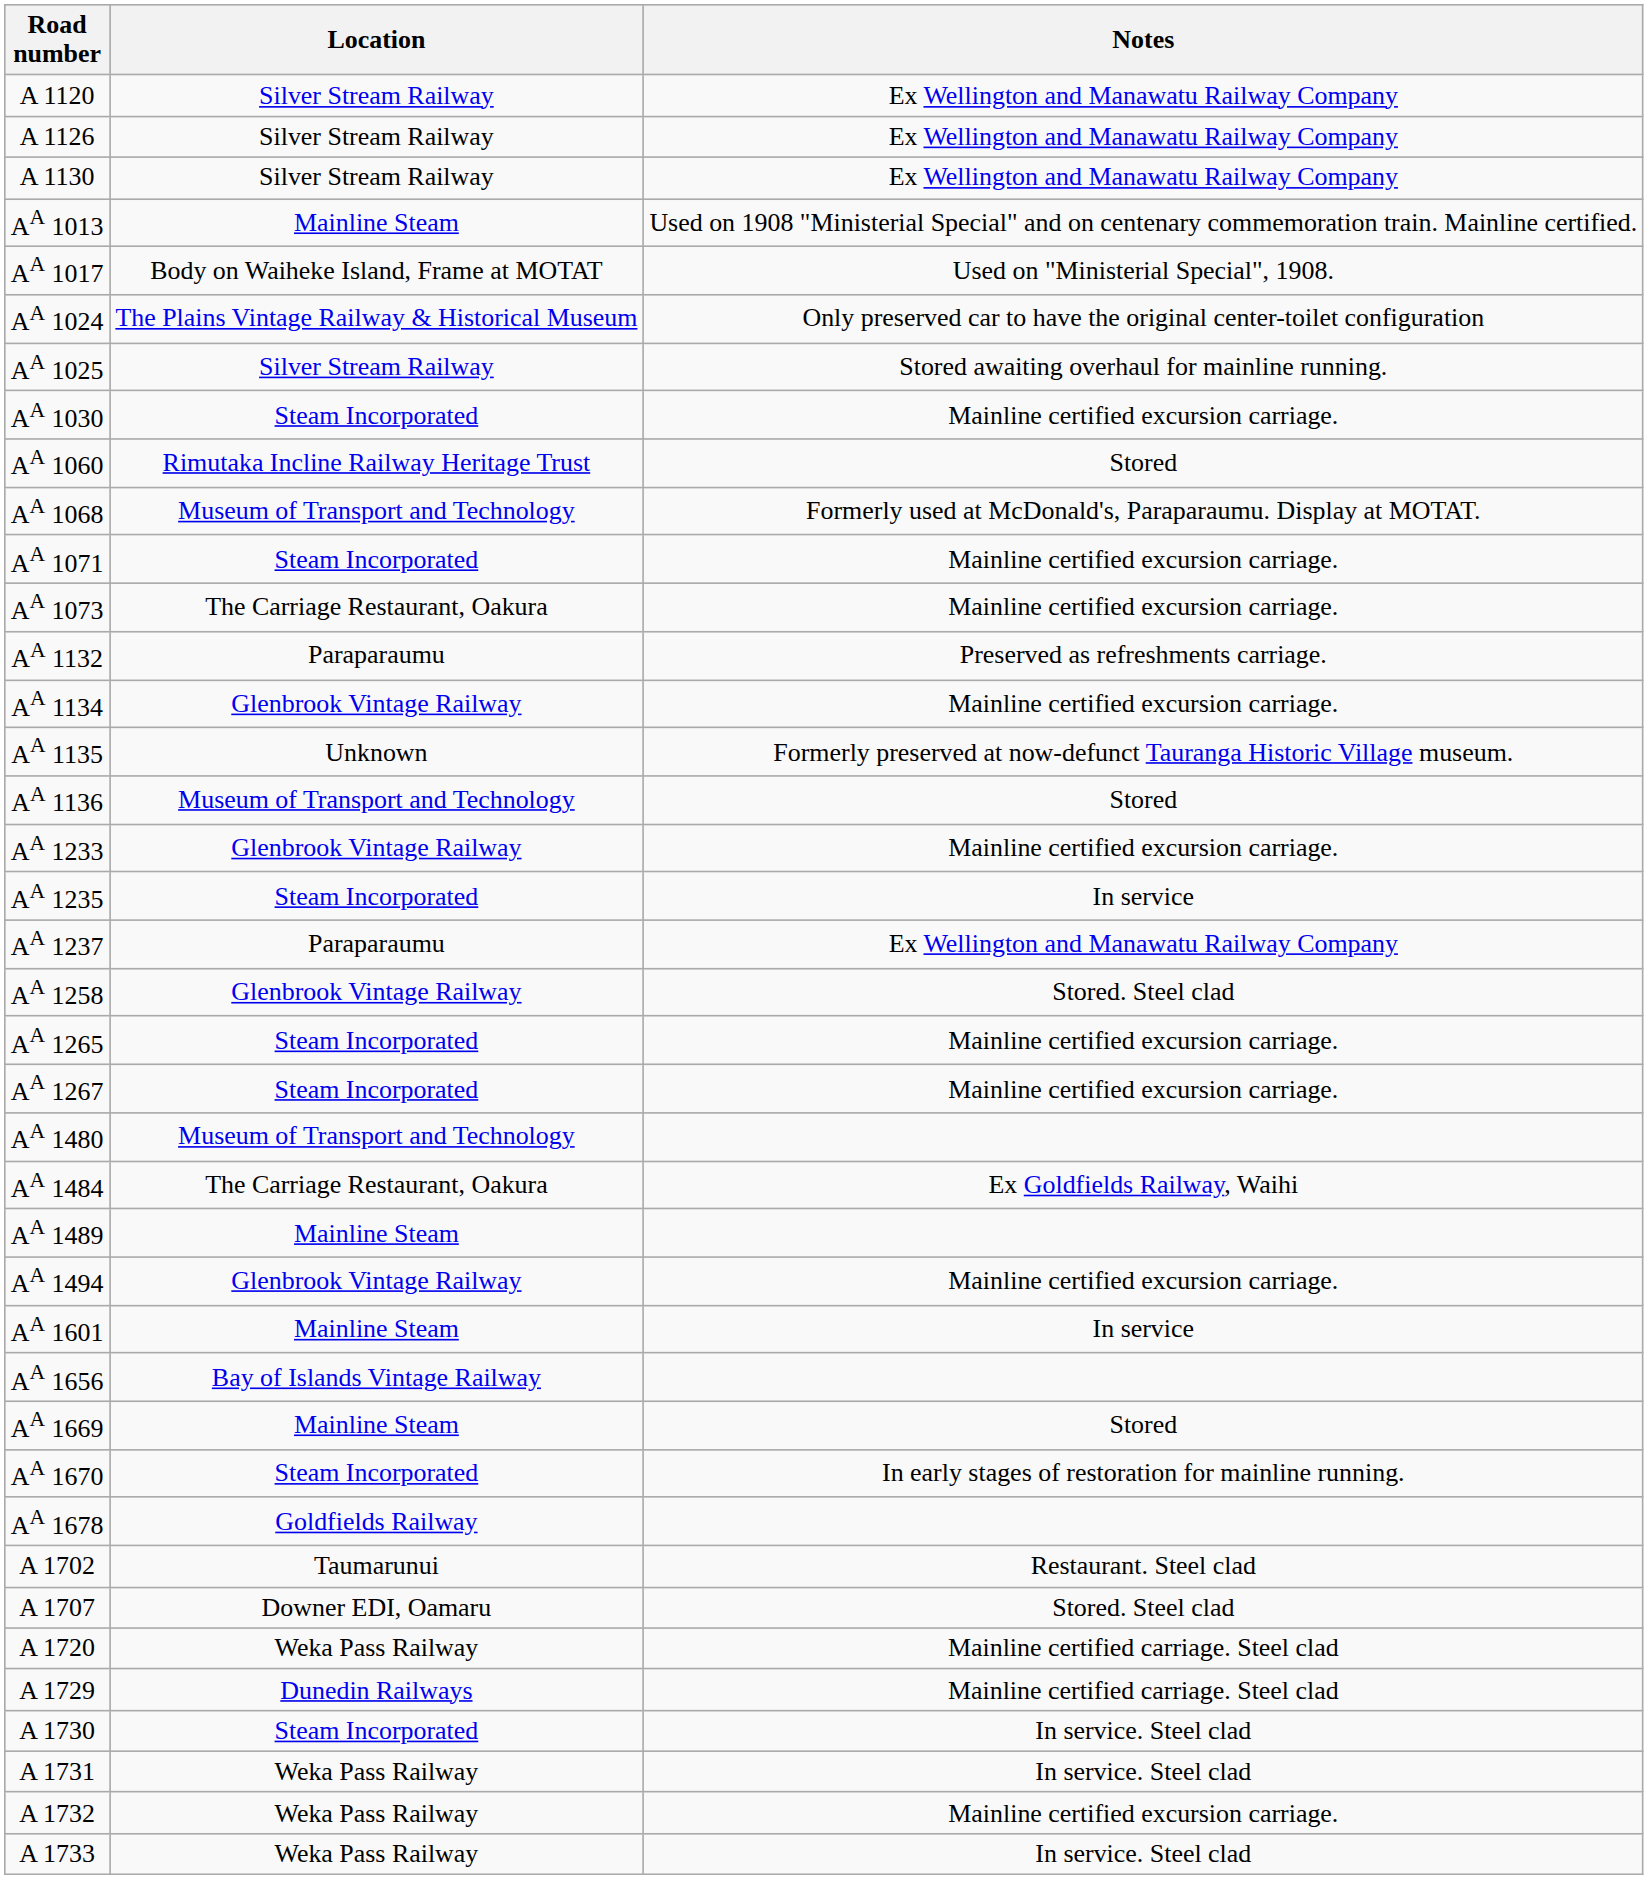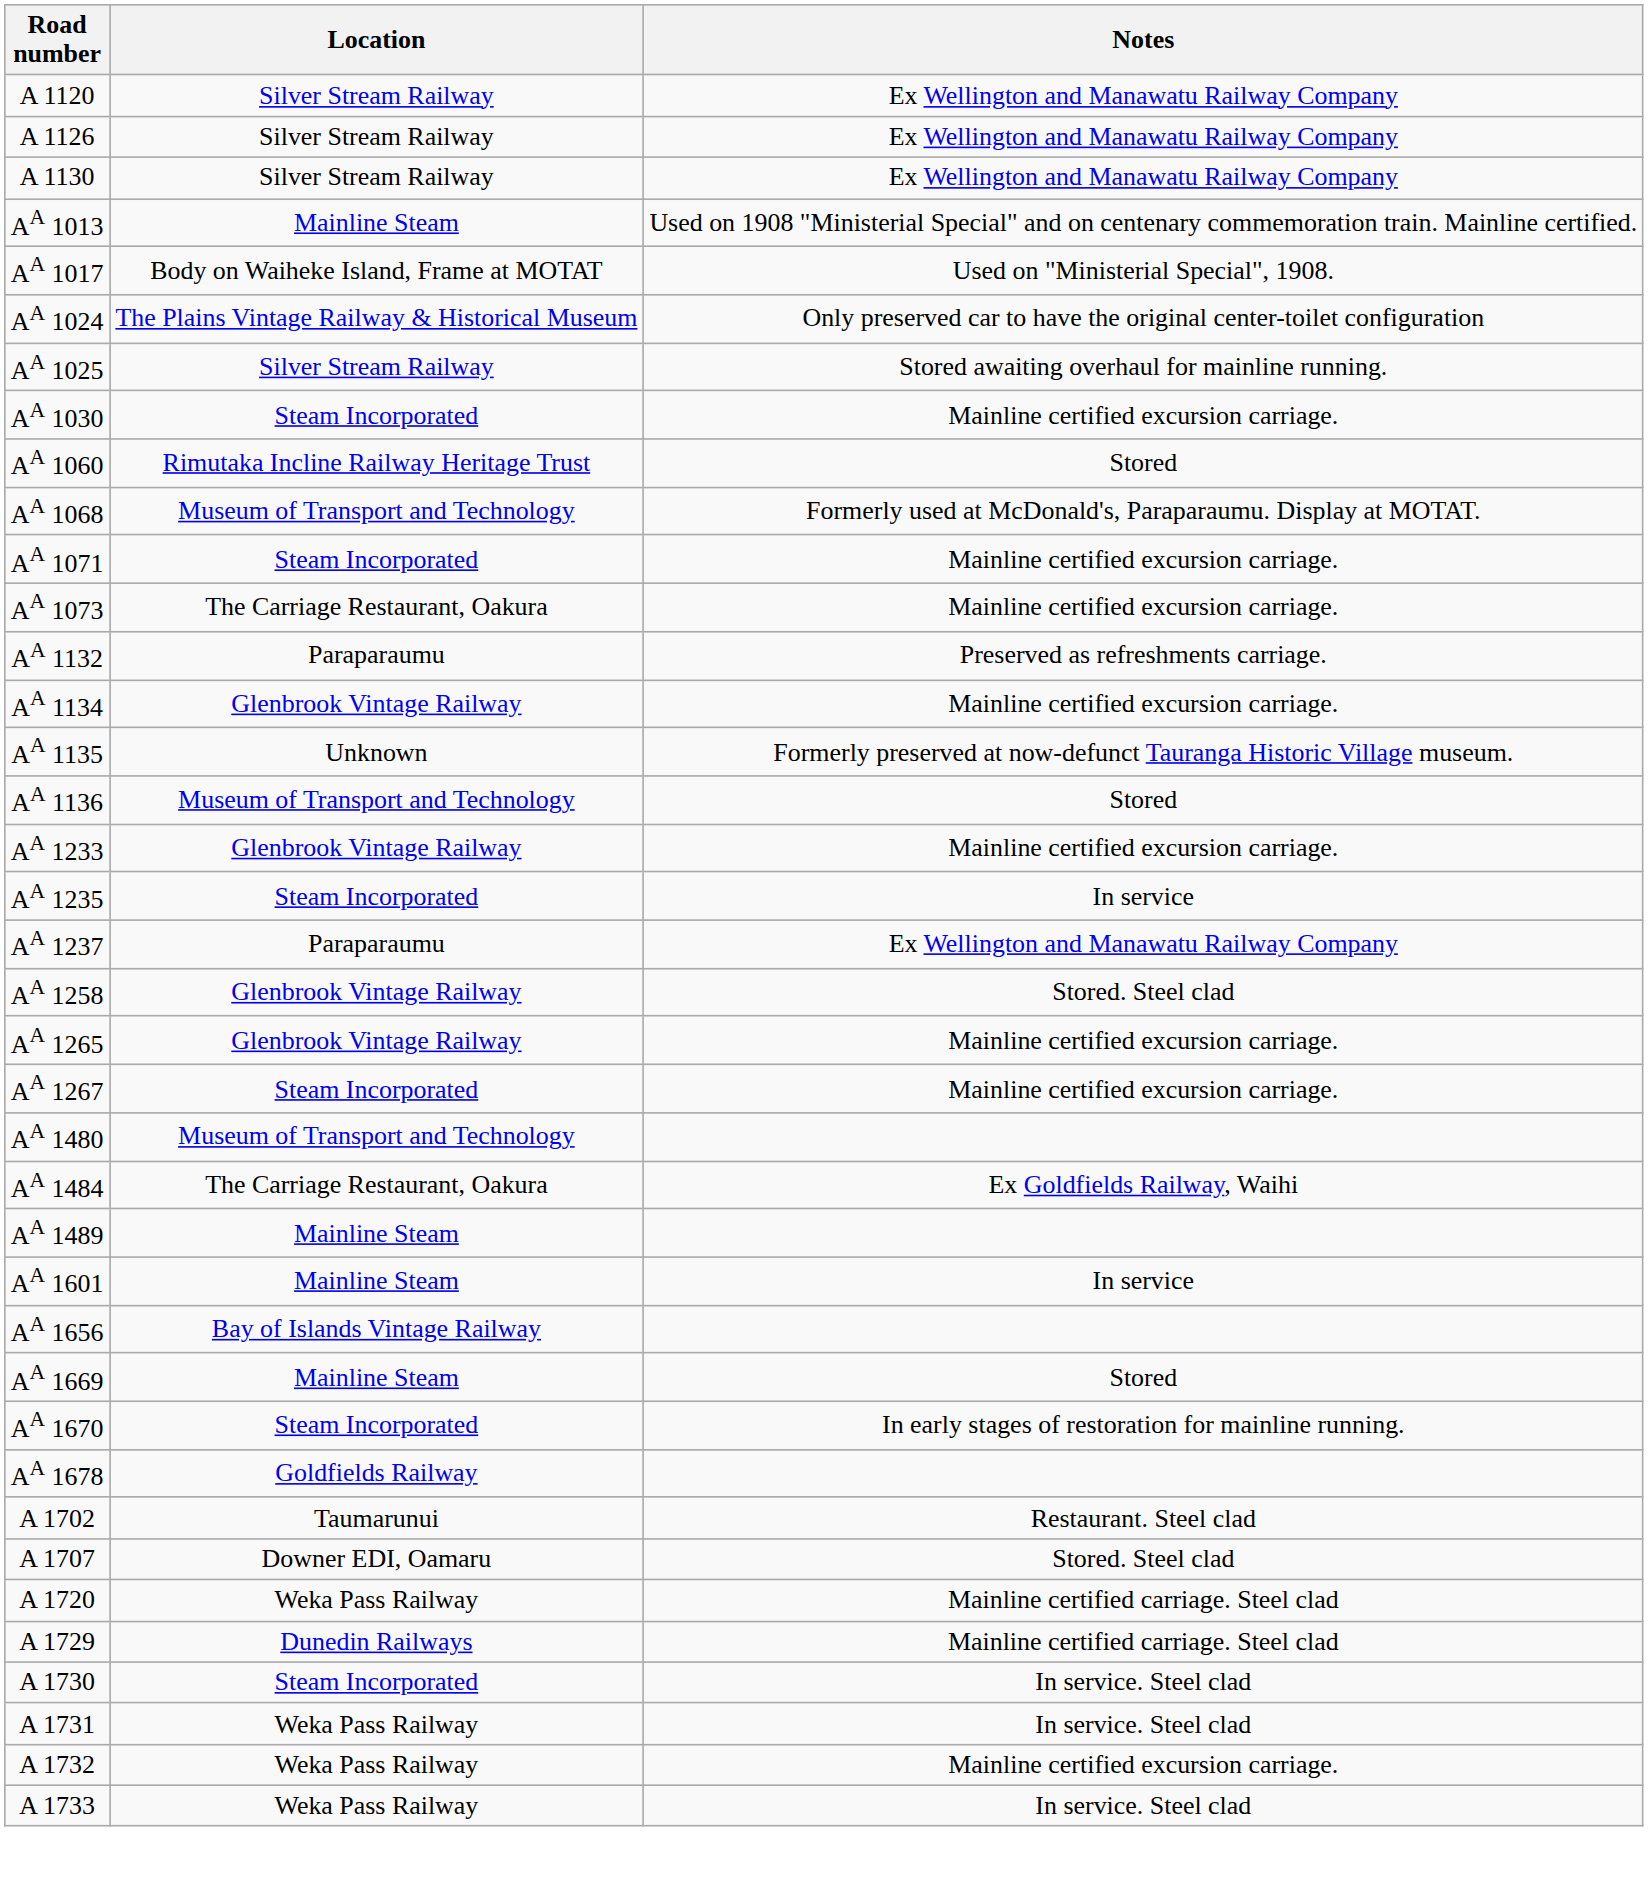(376, 1040) Steam Incorporated -> (376, 1040) Glenbrook Vintage Railway
- row: (57, 1280)
